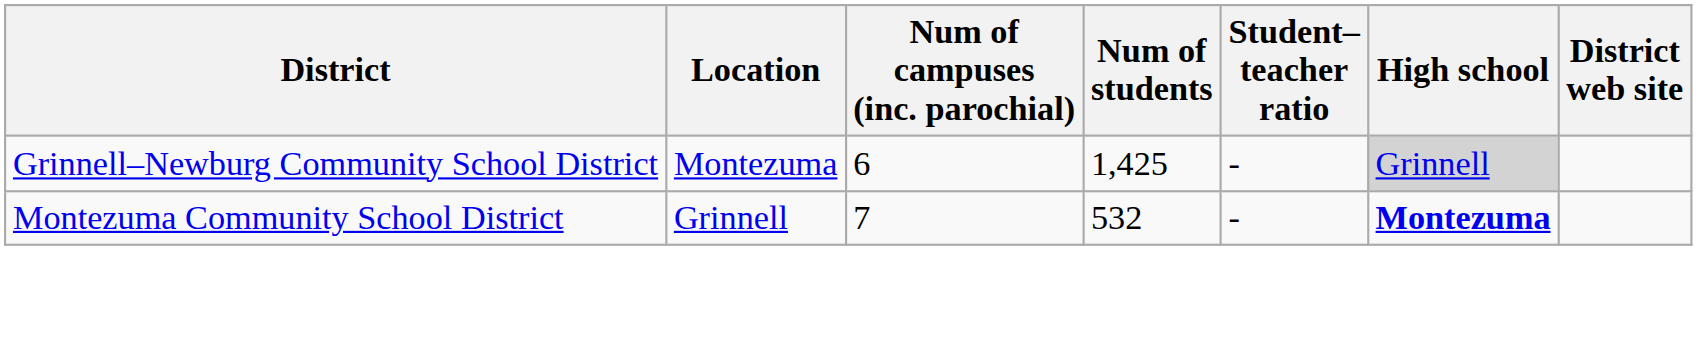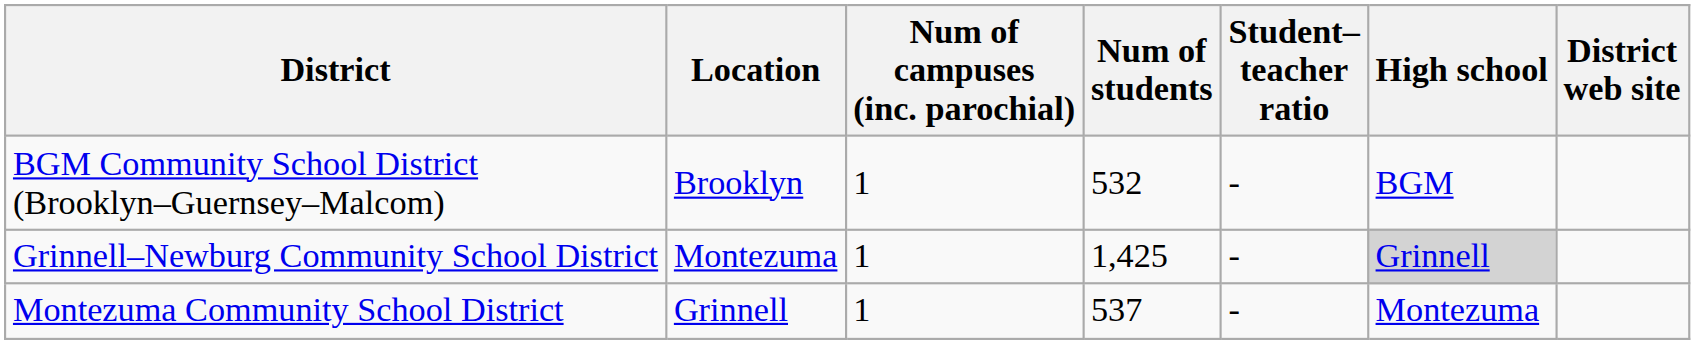+ row: (246, 182)
(862, 162) 6 -> (862, 255) 1
(862, 217) 7 -> (862, 310) 1
(1117, 217) 532 -> (1117, 310) 537
(1463, 217) bold -> (1457, 310) normal
